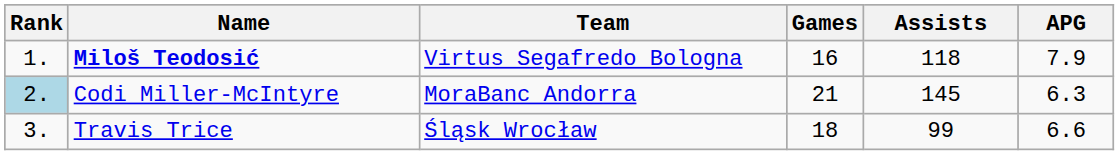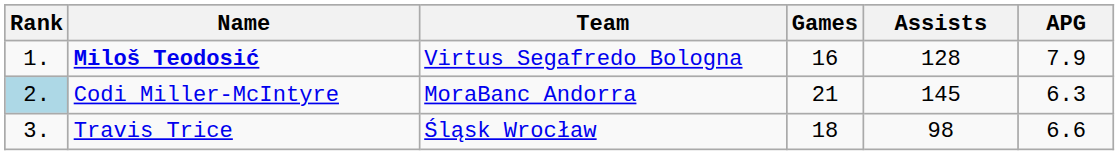(941, 59) 118 -> (941, 59) 128
(941, 131) 99 -> (941, 131) 98
